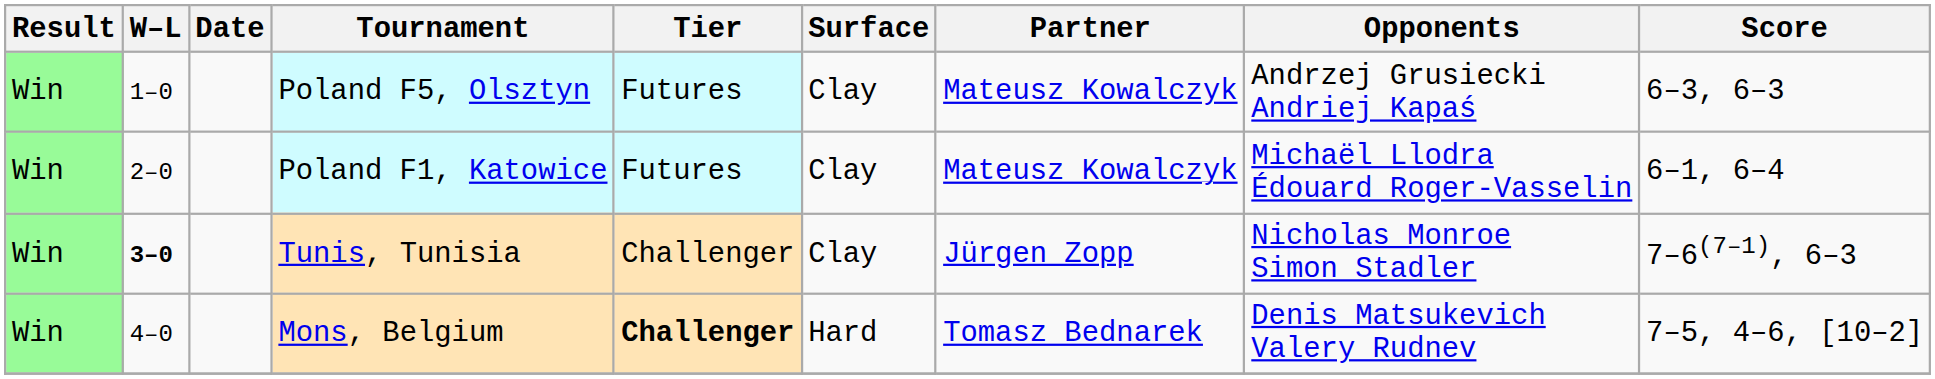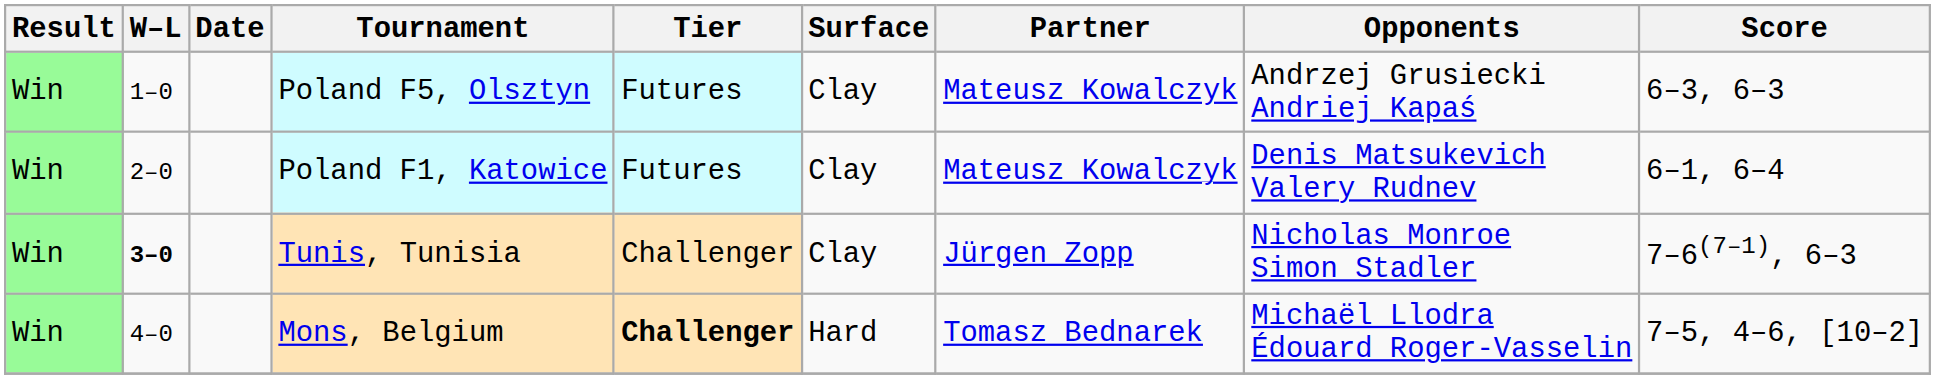(1442, 173) Michaël Llodra Édouard Roger-Vasselin -> (1399, 173) Denis Matsukevich Valery Rudnev
(1399, 333) Denis Matsukevich Valery Rudnev -> (1442, 333) Michaël Llodra Édouard Roger-Vasselin
